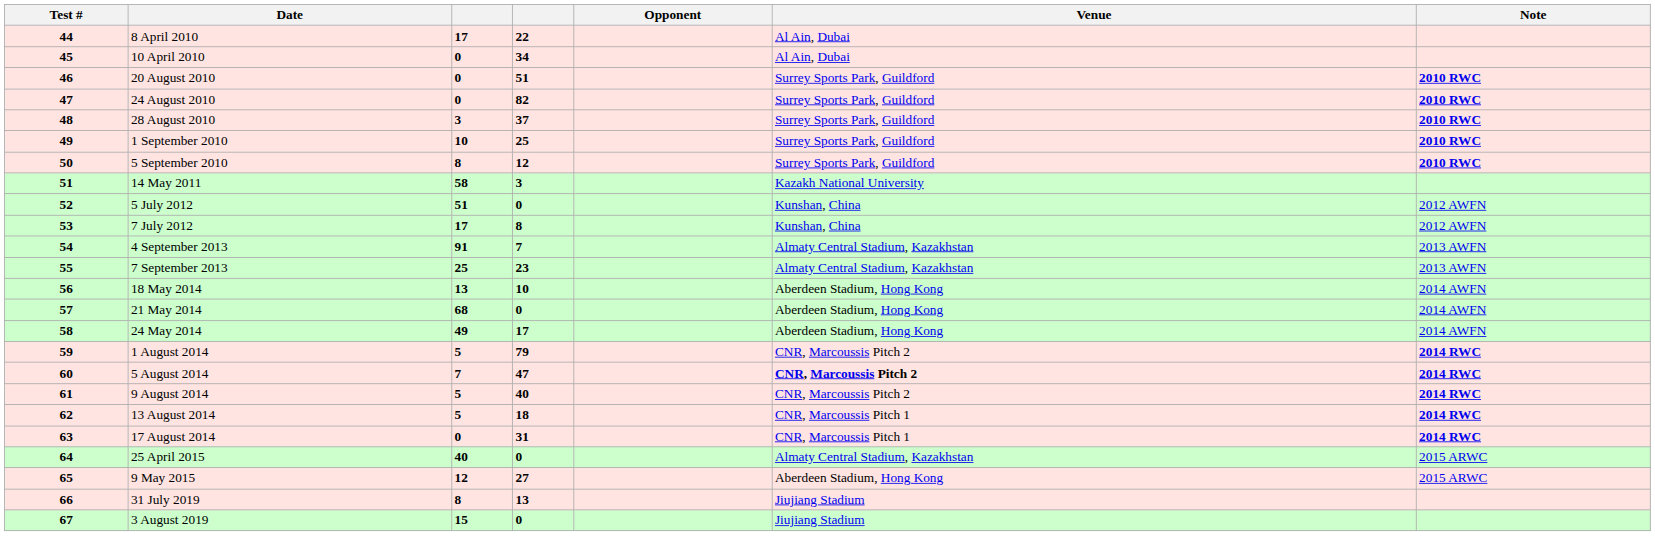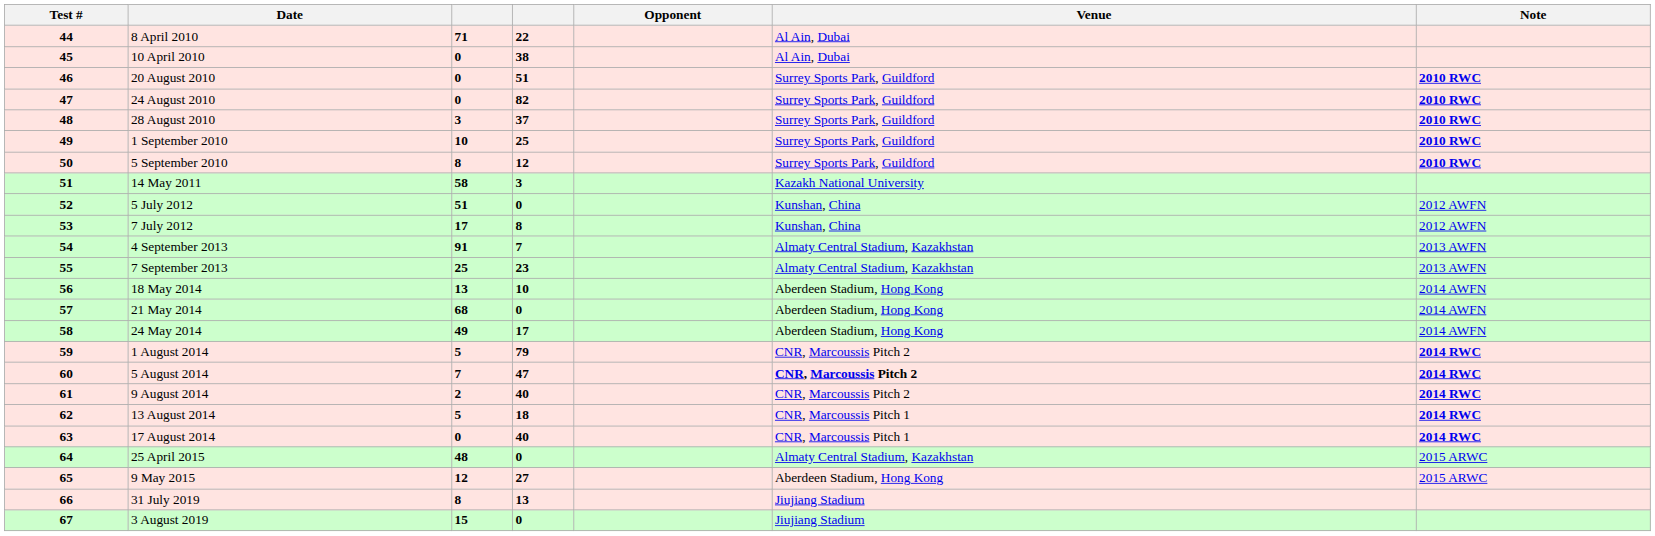(461, 36) 17 -> (461, 36) 71
(522, 57) 34 -> (522, 57) 38
(458, 394) 5 -> (458, 394) 2
(522, 436) 31 -> (522, 436) 40
(461, 457) 40 -> (461, 457) 48
